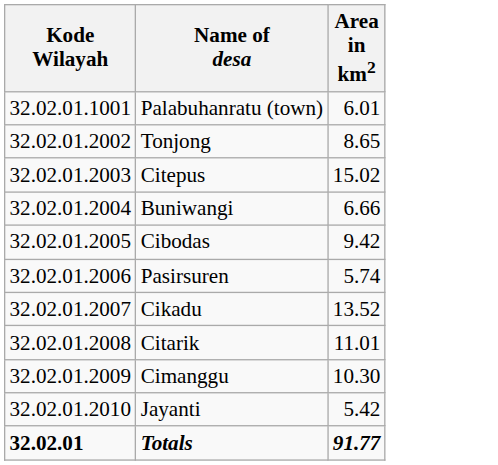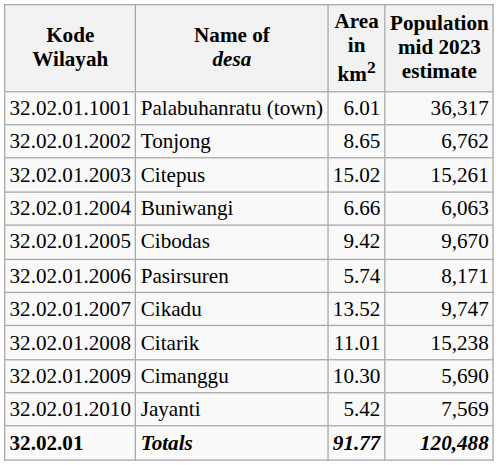+ column: (439, 47)
